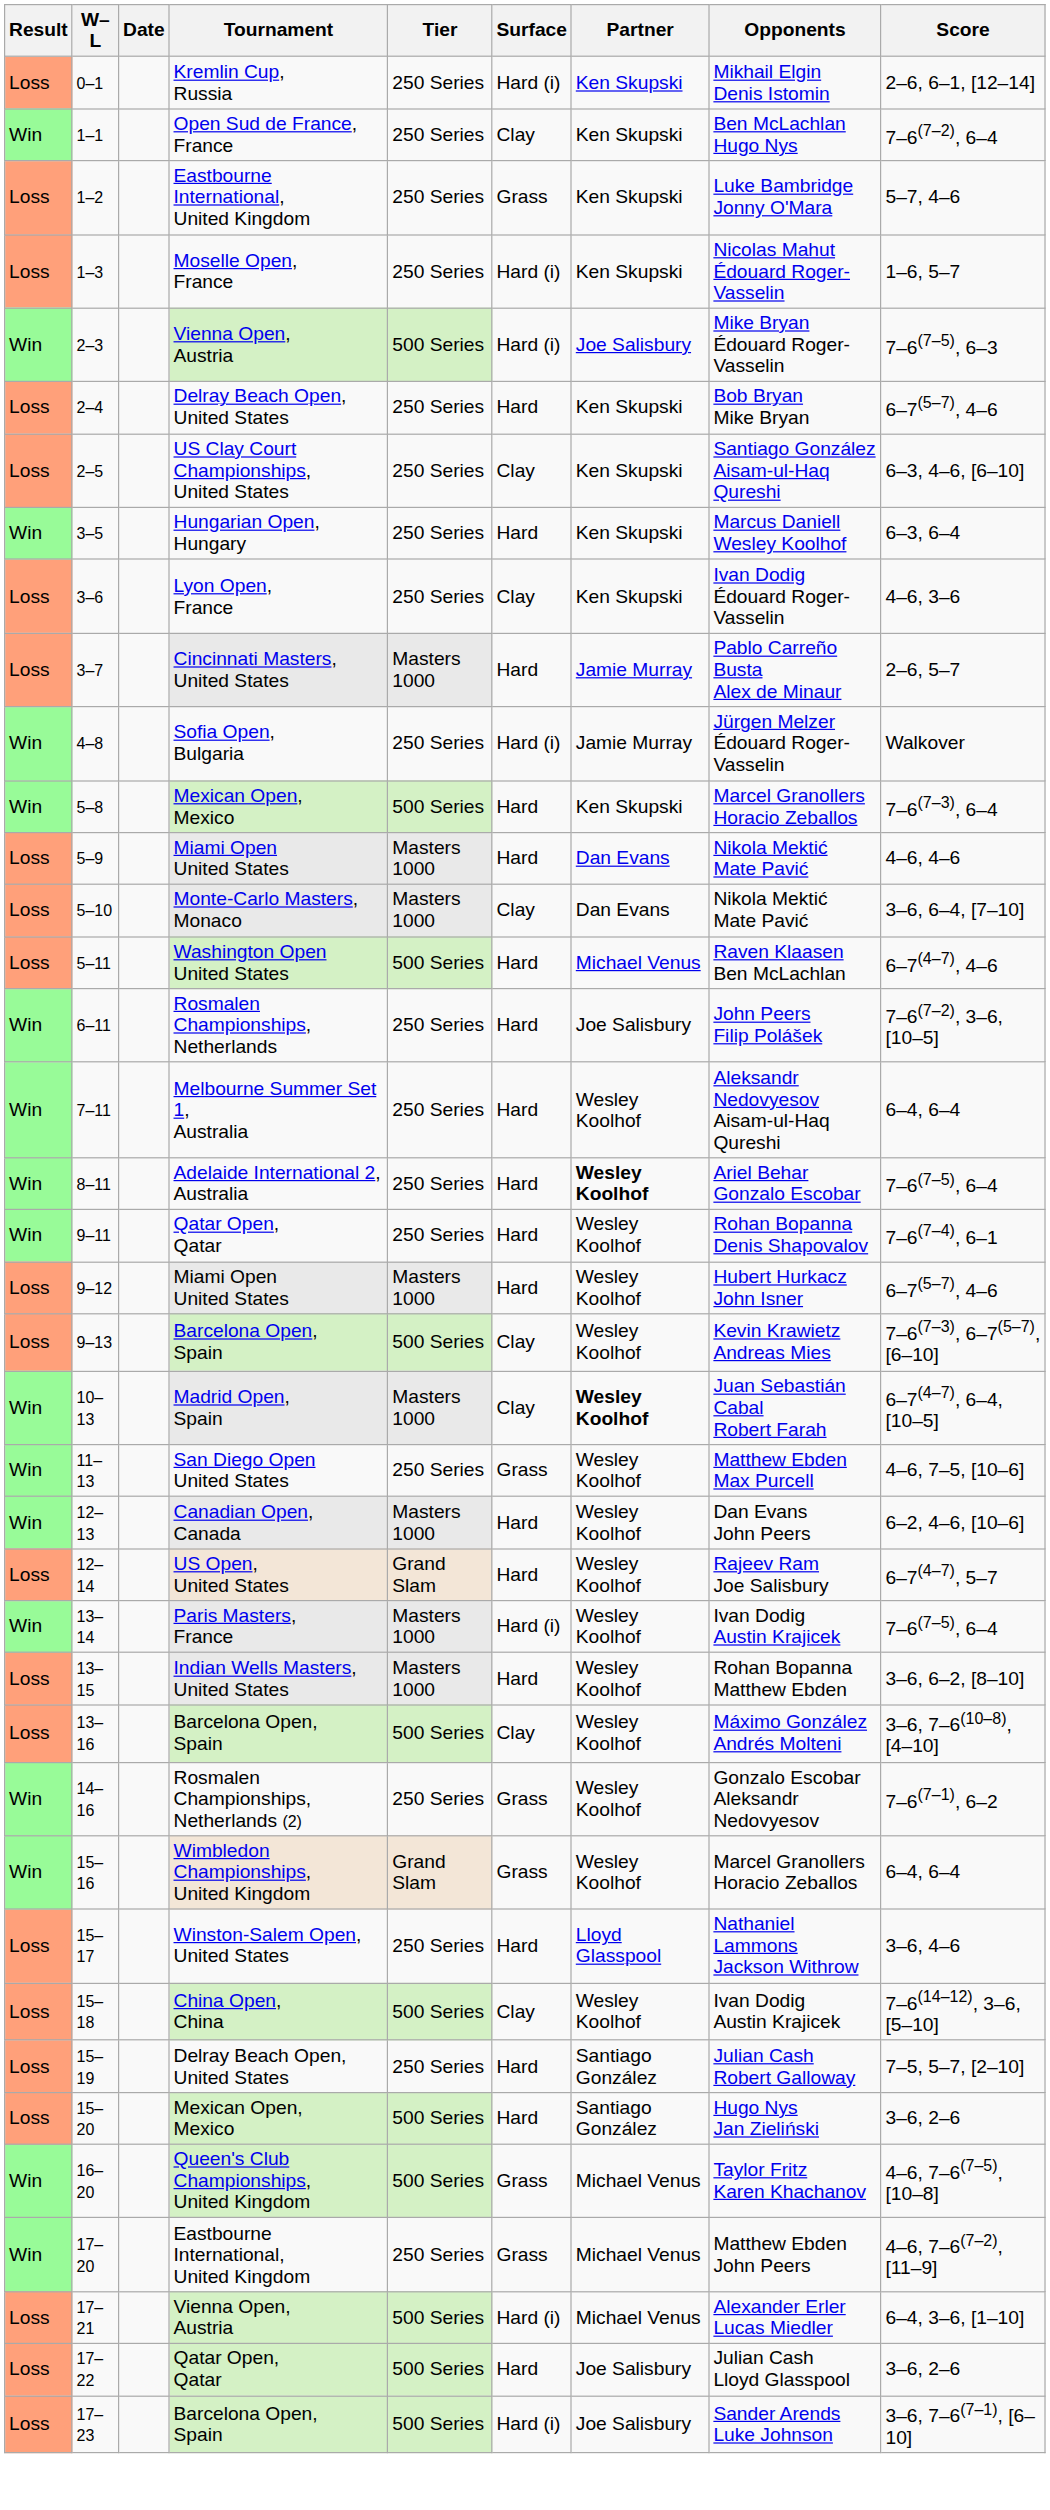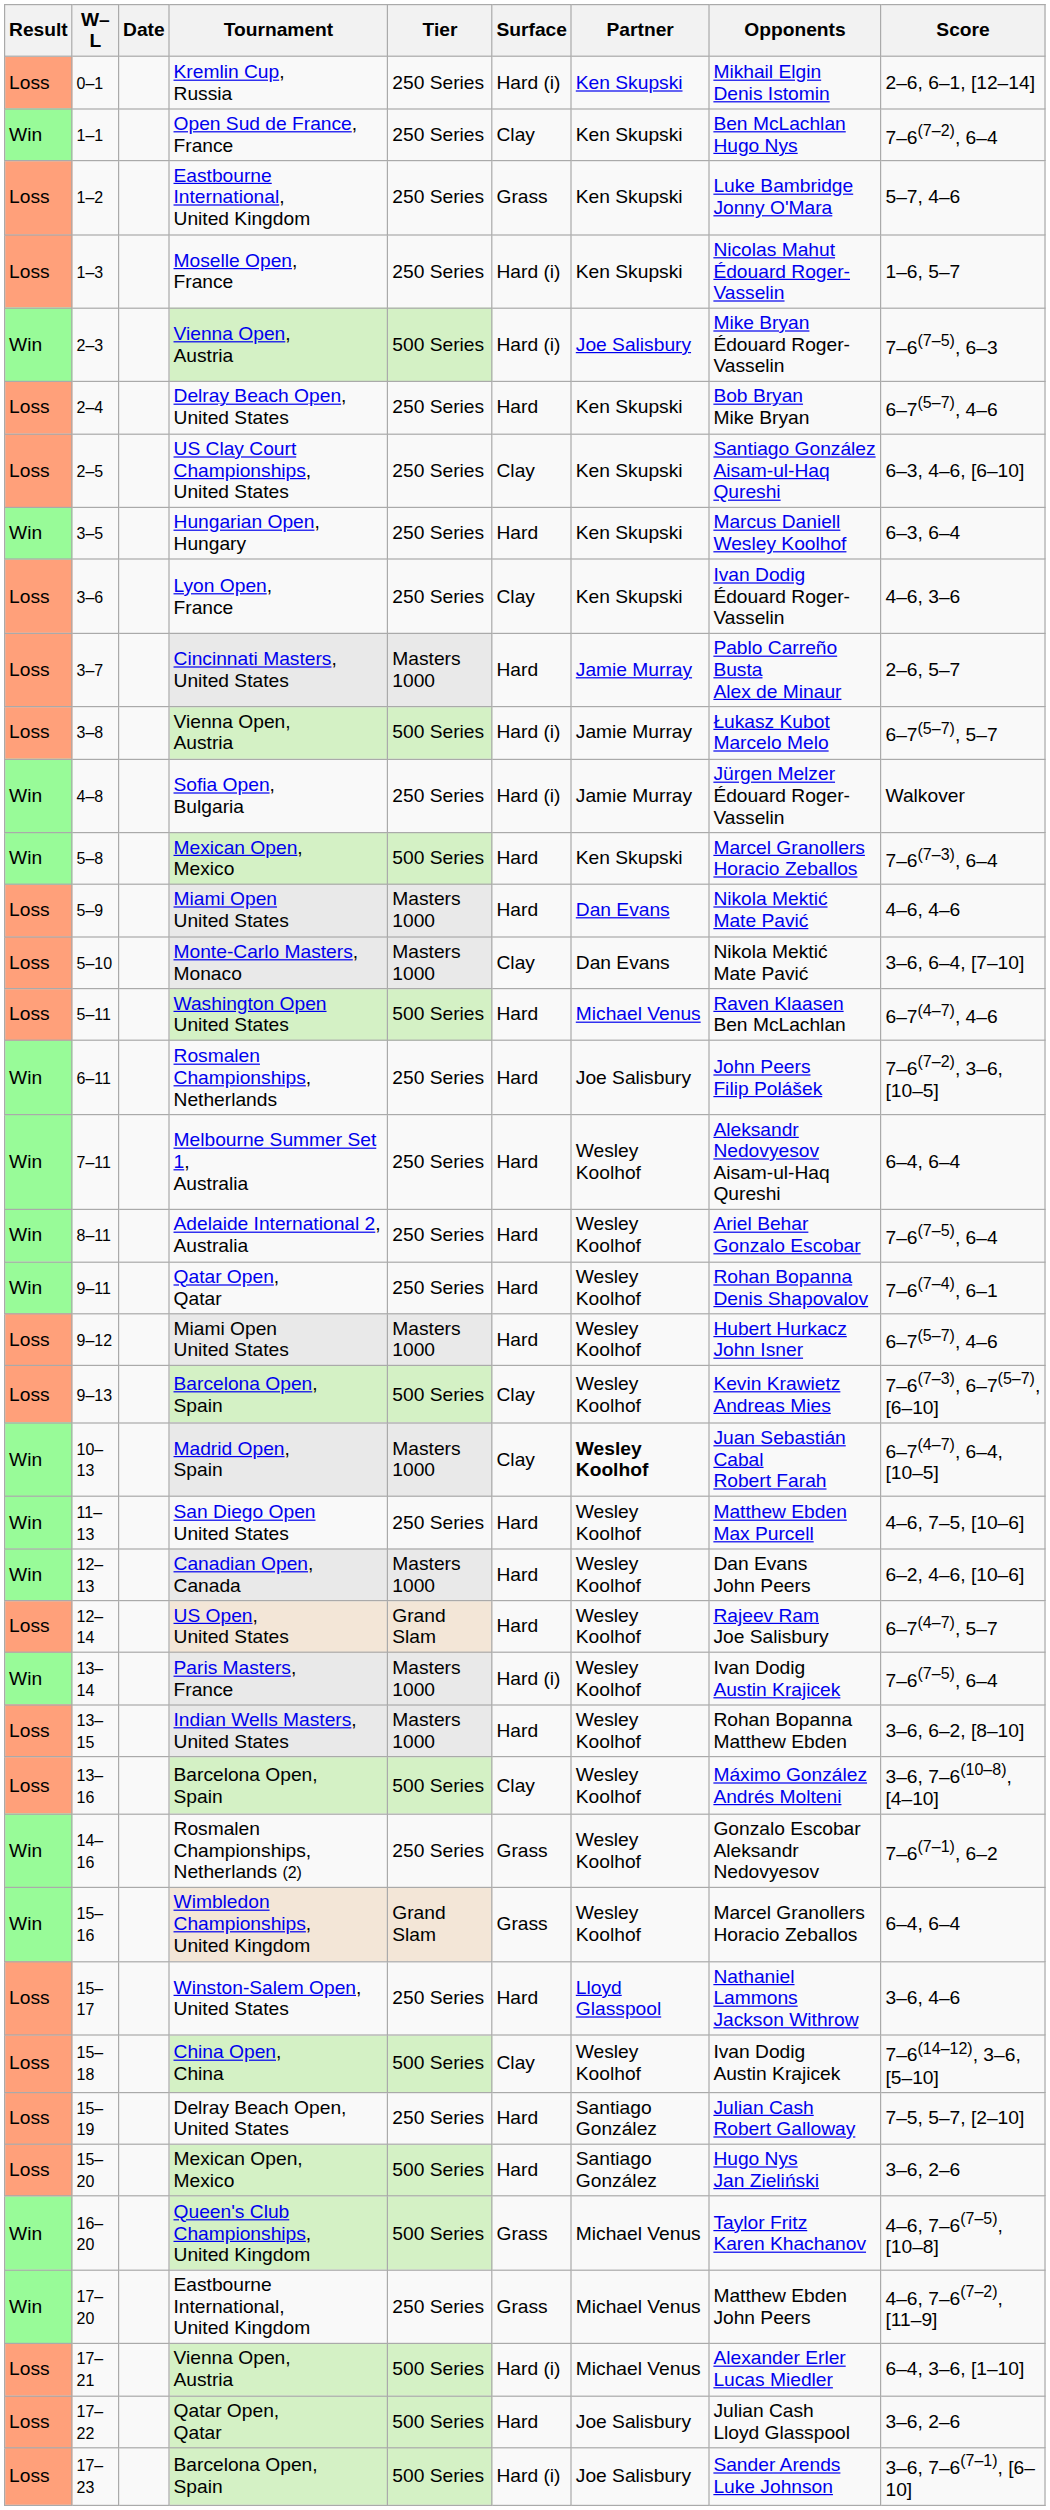+ row: (90, 733)
(612, 1183) bold -> (608, 1235) normal
(522, 1470) Grass -> (517, 1522) Hard
